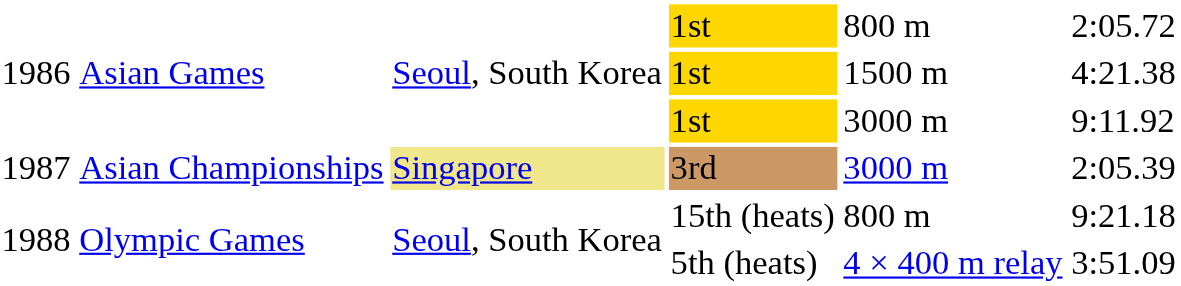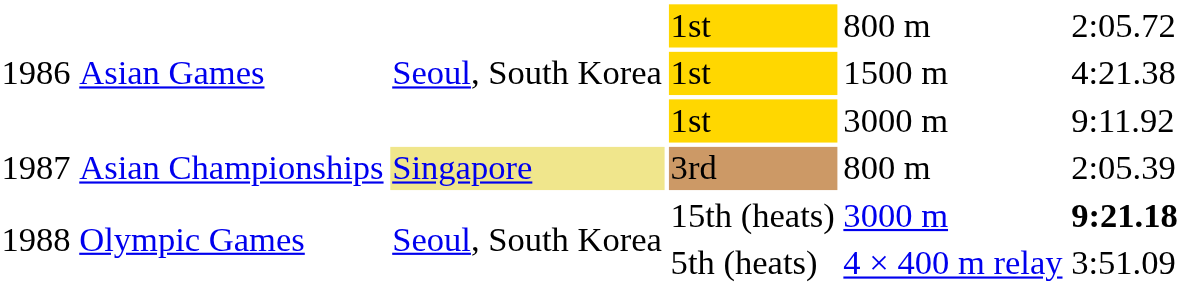(896, 167) 3000 m -> (887, 167) 800 m
(887, 215) 800 m -> (896, 215) 3000 m
(1123, 215) normal -> (1124, 215) bold
